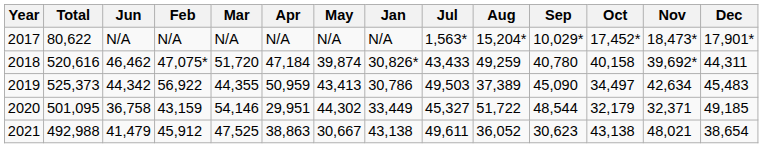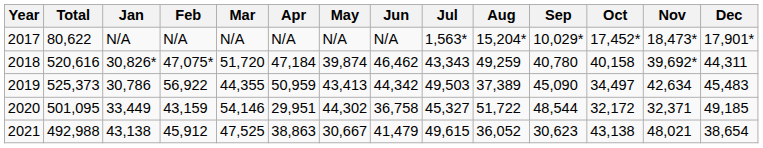columns swapped: (393, 16) <-> (129, 16)
(447, 62) 43,433 -> (447, 62) 43,343
(612, 108) 32,179 -> (612, 108) 32,172
(447, 131) 49,611 -> (447, 131) 49,615
